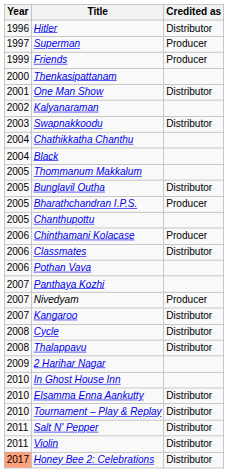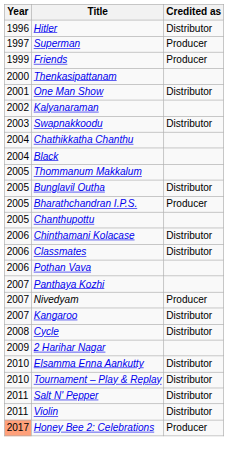(187, 236) Producer -> (189, 236) Distributor
- row: (60, 348)
- row: (77, 380)
(189, 460) Distributor -> (187, 428) Producer
